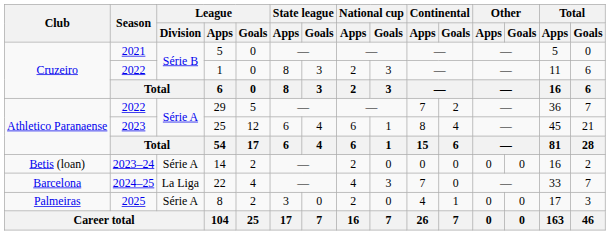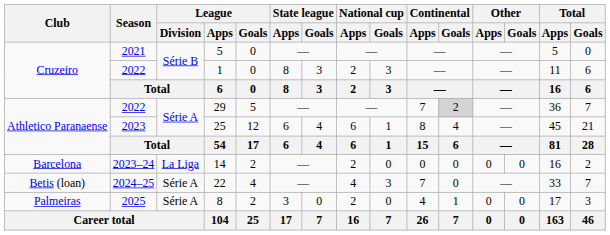(456, 107) no background -> (456, 107) lightgrey background
(57, 164) Betis (loan) -> (57, 164) Barcelona
(180, 164) Série A -> (180, 164) La Liga
(57, 182) Barcelona -> (57, 182) Betis (loan)
(180, 182) La Liga -> (180, 182) Série A
